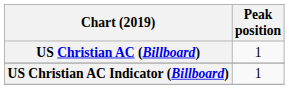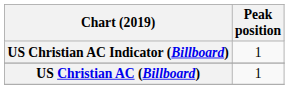rows swapped: (118, 52) <-> (118, 73)
